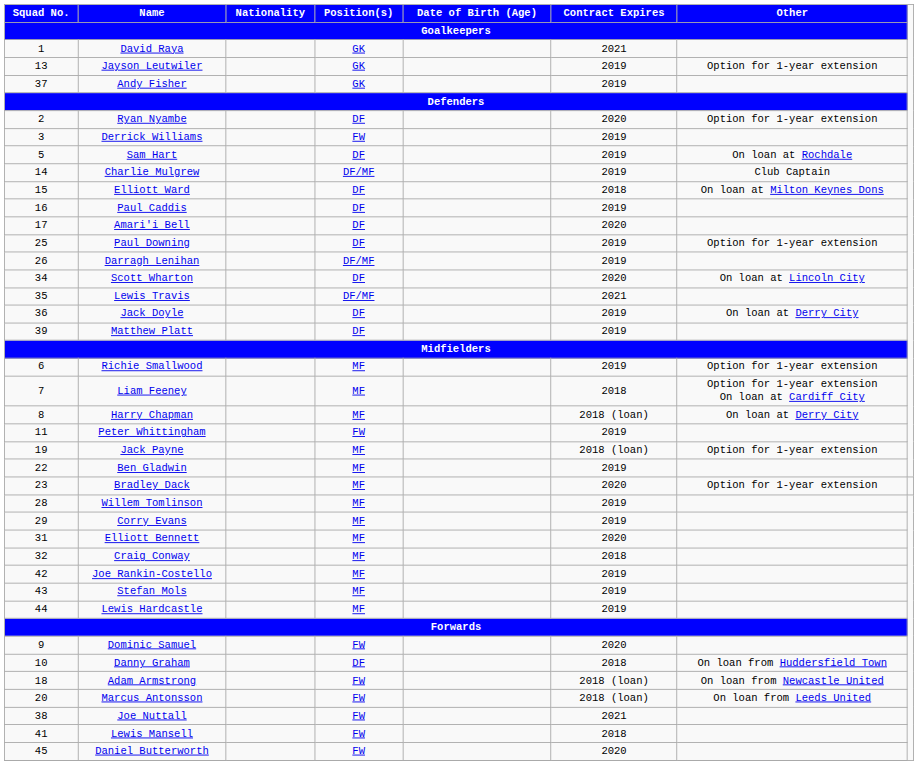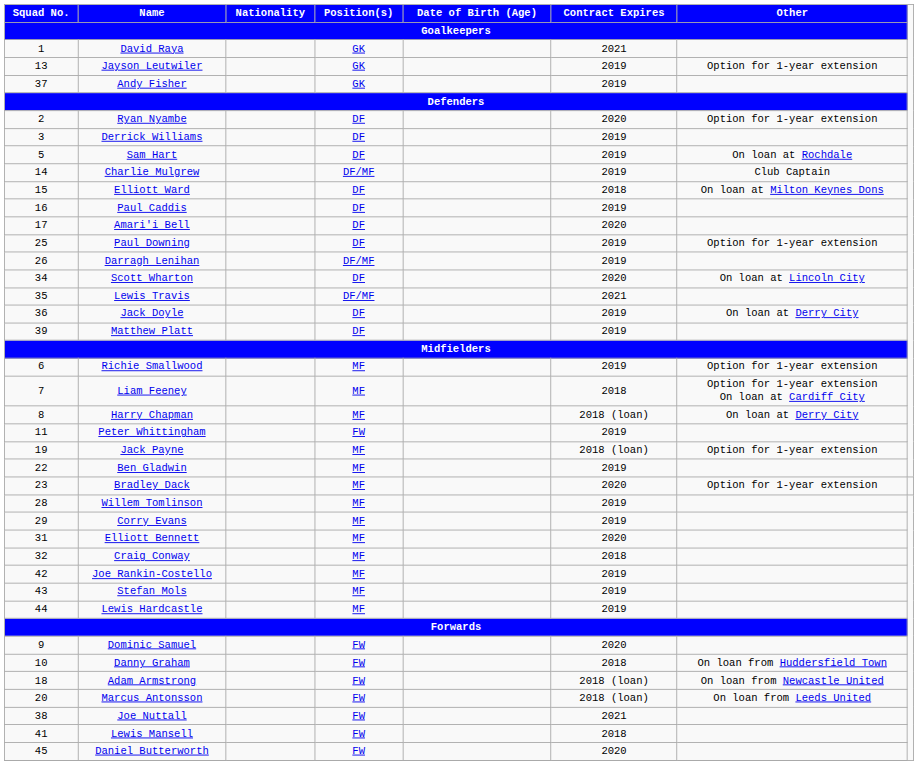(359, 137) FW -> (359, 137) DF
(359, 662) DF -> (359, 662) FW
